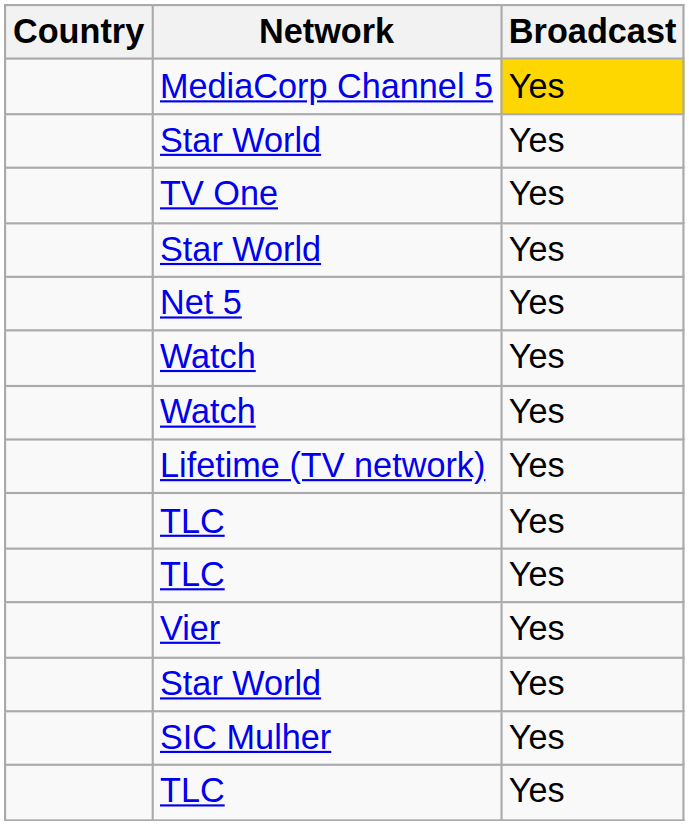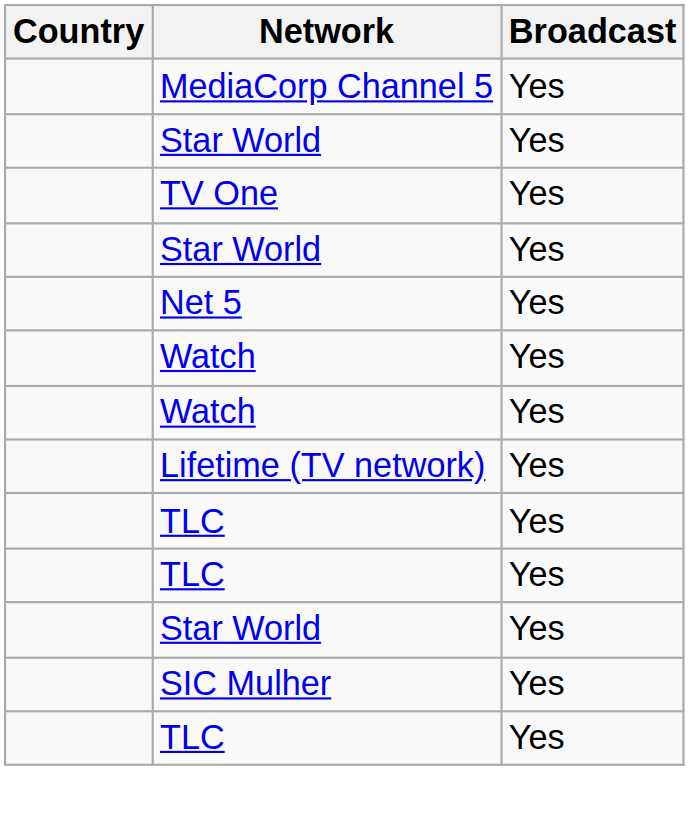(537, 85) gold background -> (537, 85) no background
- row: (79, 630)
